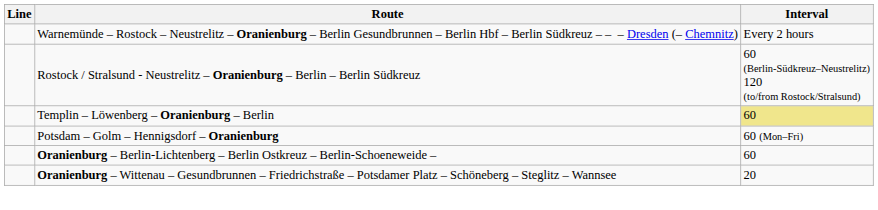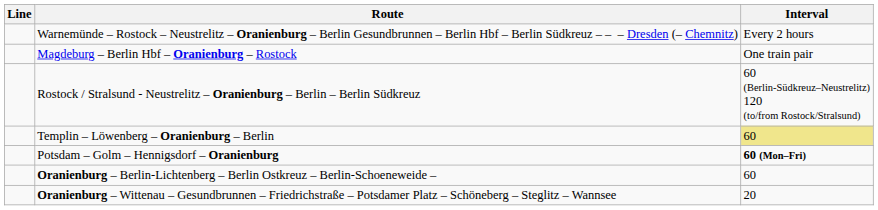+ row: (167, 53)
(773, 135) normal -> (775, 155) bold
